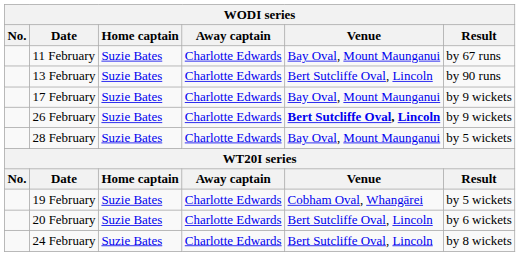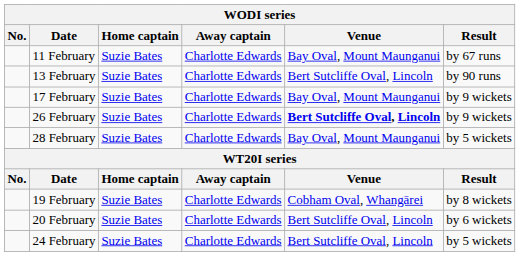(479, 199) by 5 wickets -> (479, 199) by 8 wickets
(479, 240) by 8 wickets -> (479, 240) by 5 wickets
